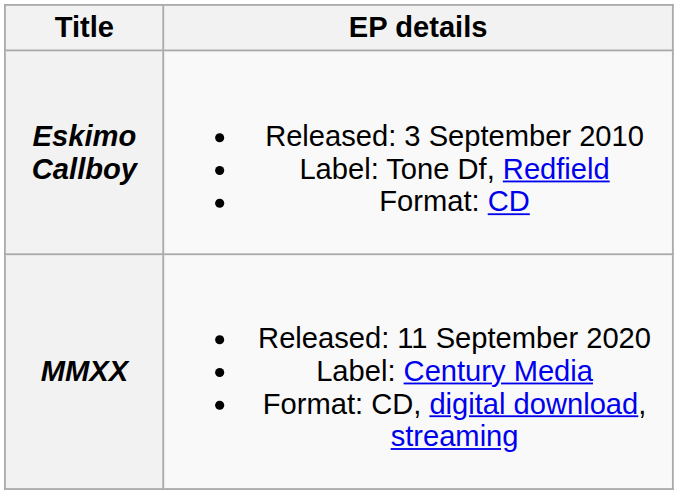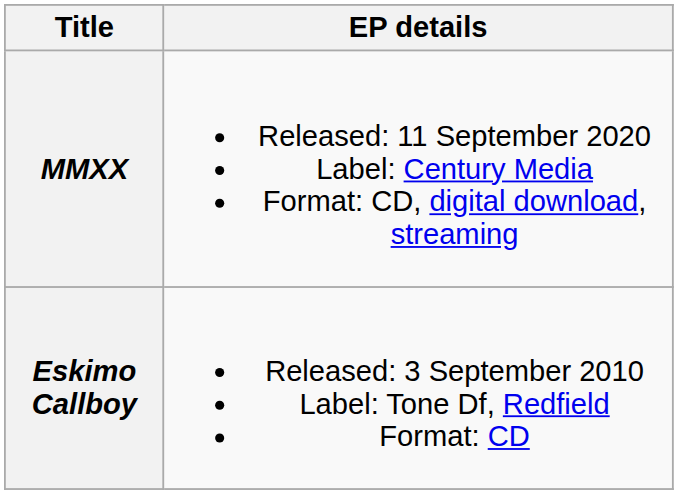rows swapped: (84, 152) <-> (84, 371)
